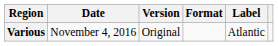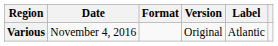columns swapped: (204, 13) <-> (161, 13)
